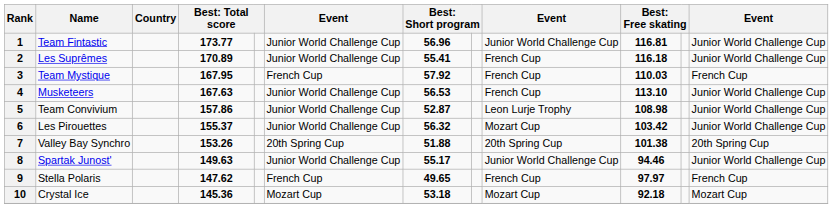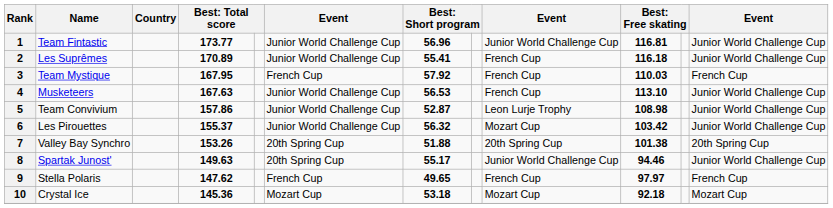(333, 161) Junior World Challenge Cup -> (305, 161) 20th Spring Cup
